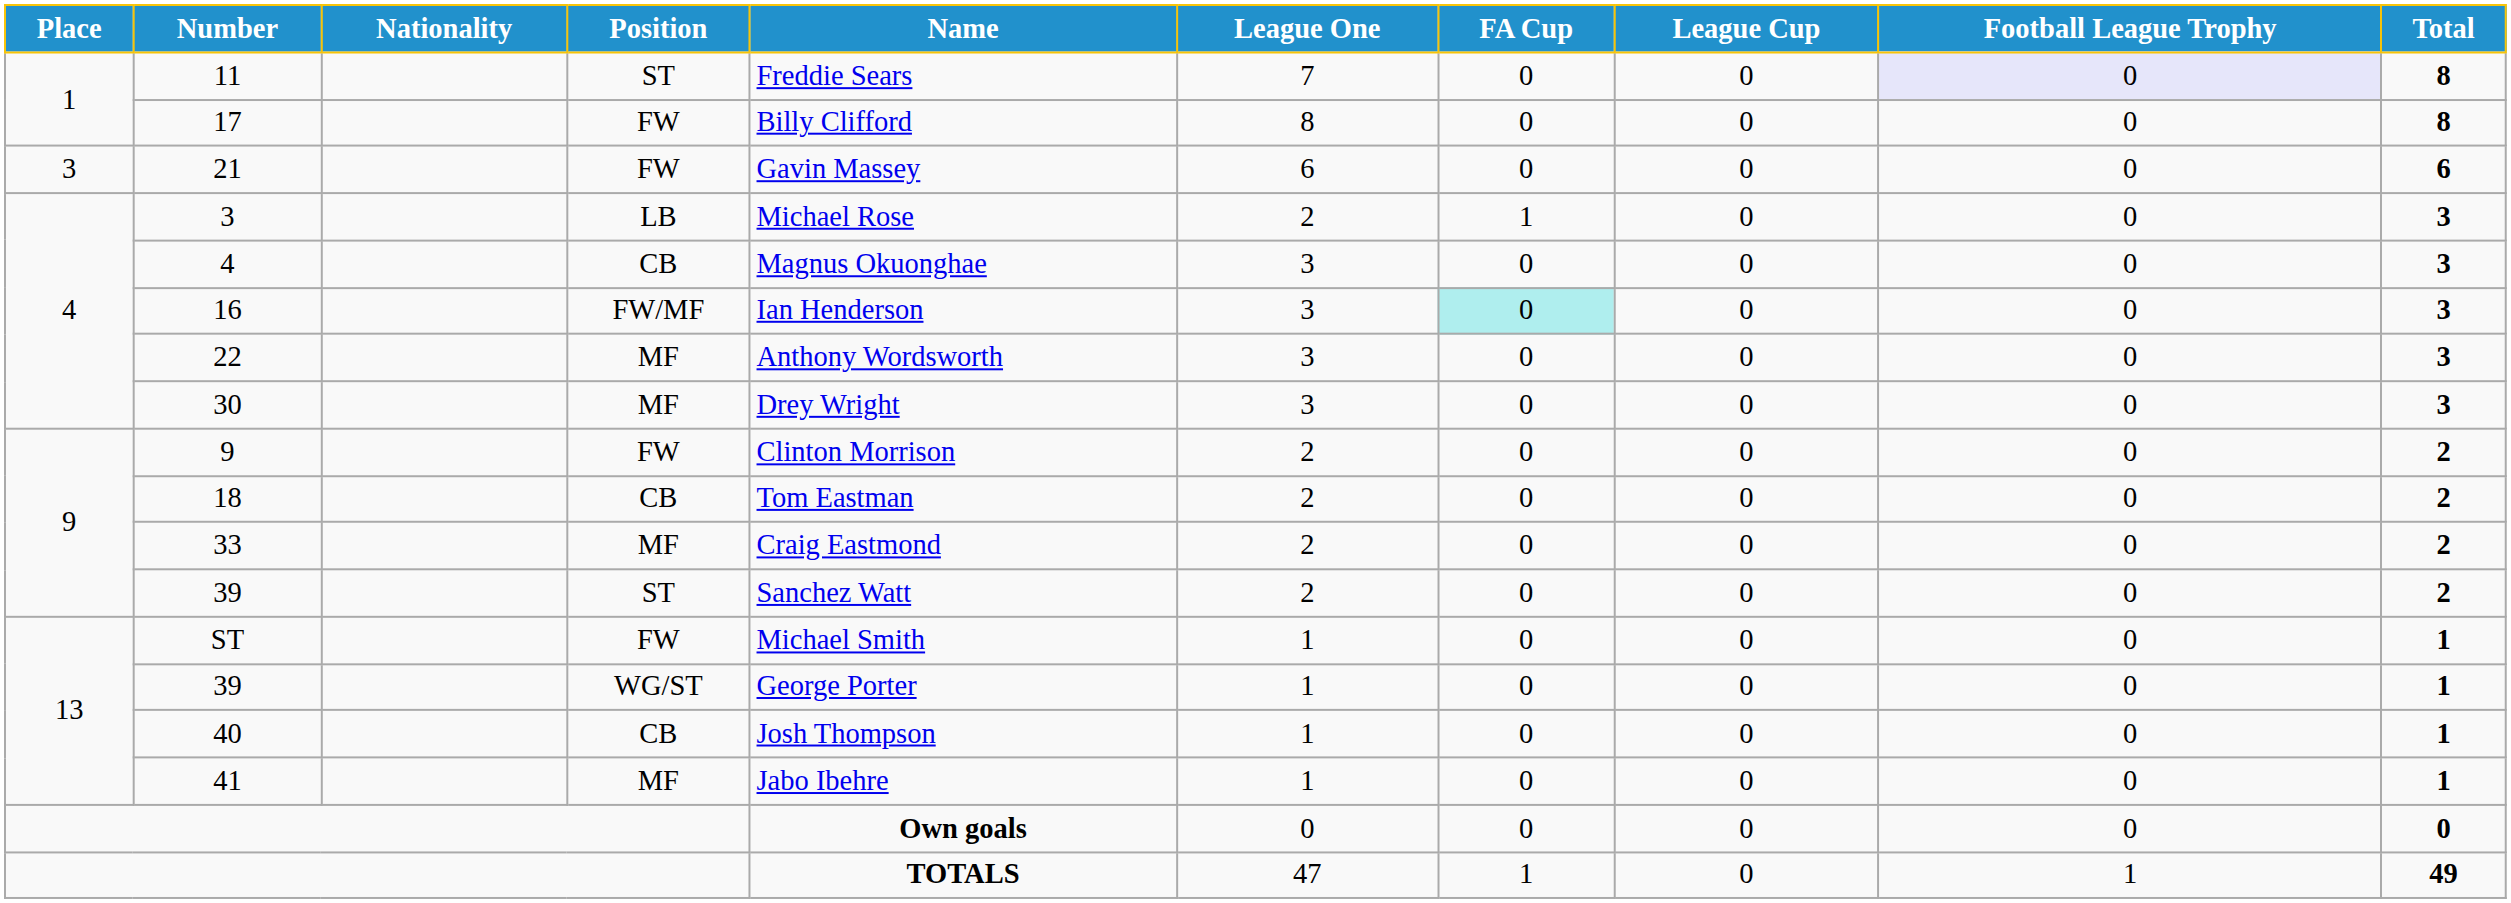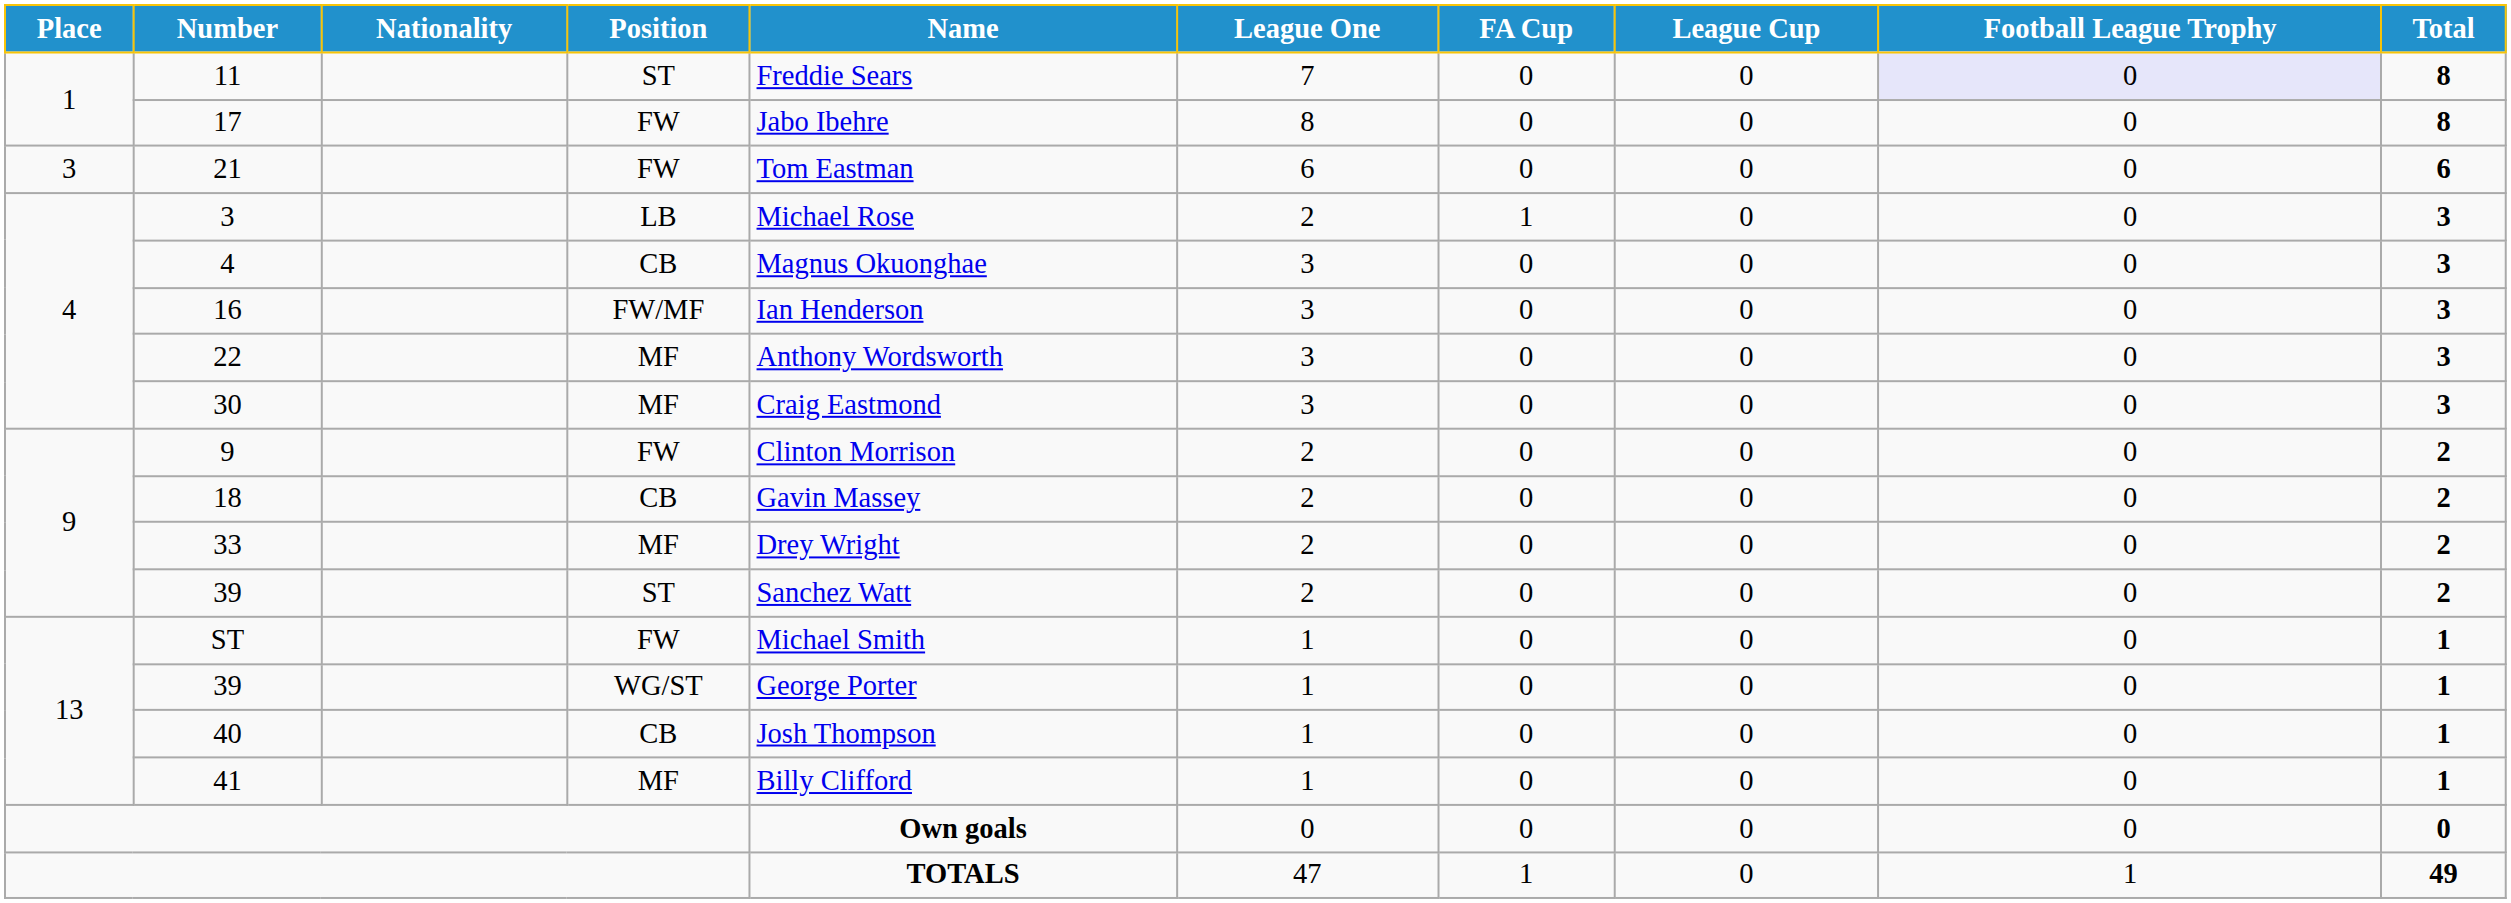(834, 122) Billy Clifford -> (823, 122) Jabo Ibehre
(838, 169) Gavin Massey -> (835, 169) Tom Eastman
(1526, 310) paleturquoise background -> (1526, 310) no background
(828, 404) Drey Wright -> (849, 404) Craig Eastmond
(835, 498) Tom Eastman -> (838, 498) Gavin Massey
(849, 545) Craig Eastmond -> (828, 545) Drey Wright
(823, 780) Jabo Ibehre -> (834, 780) Billy Clifford
